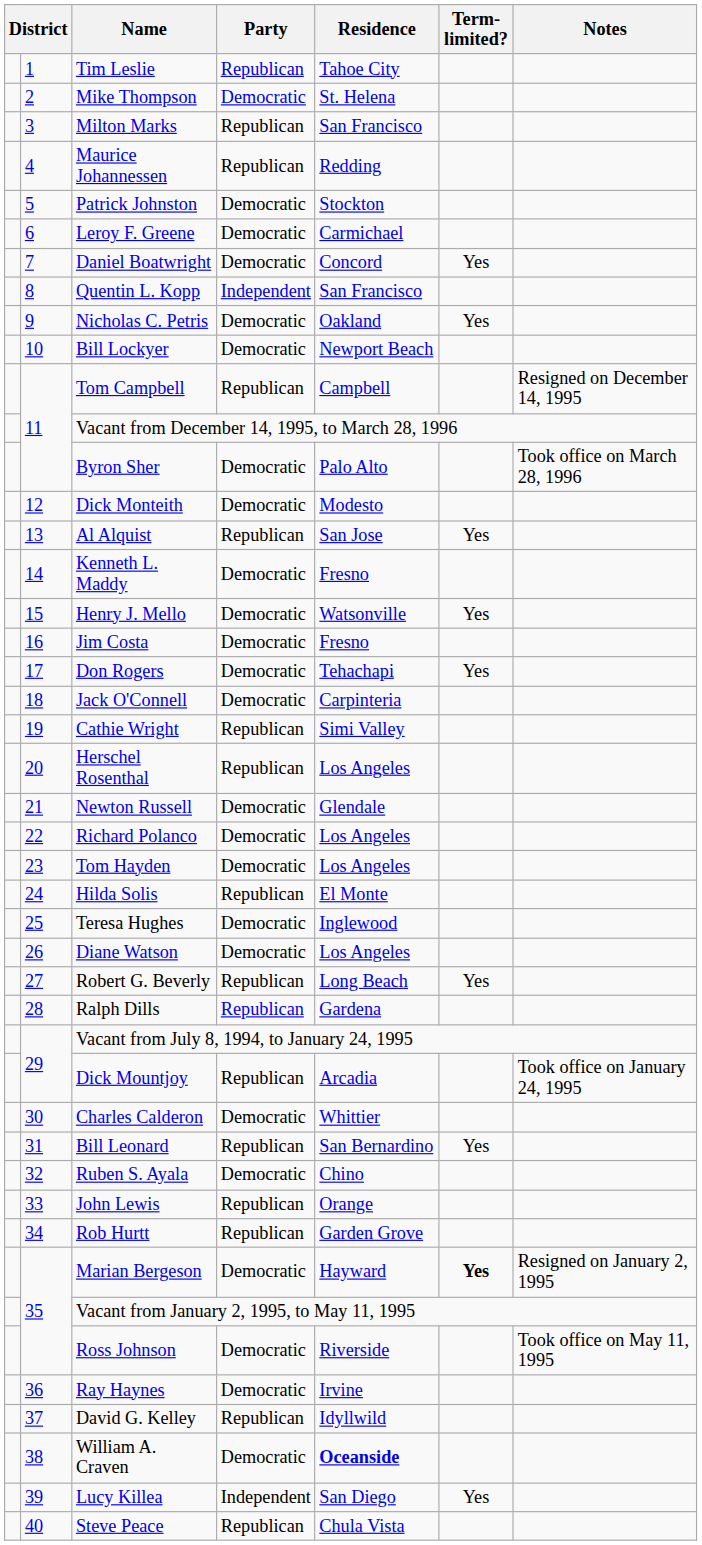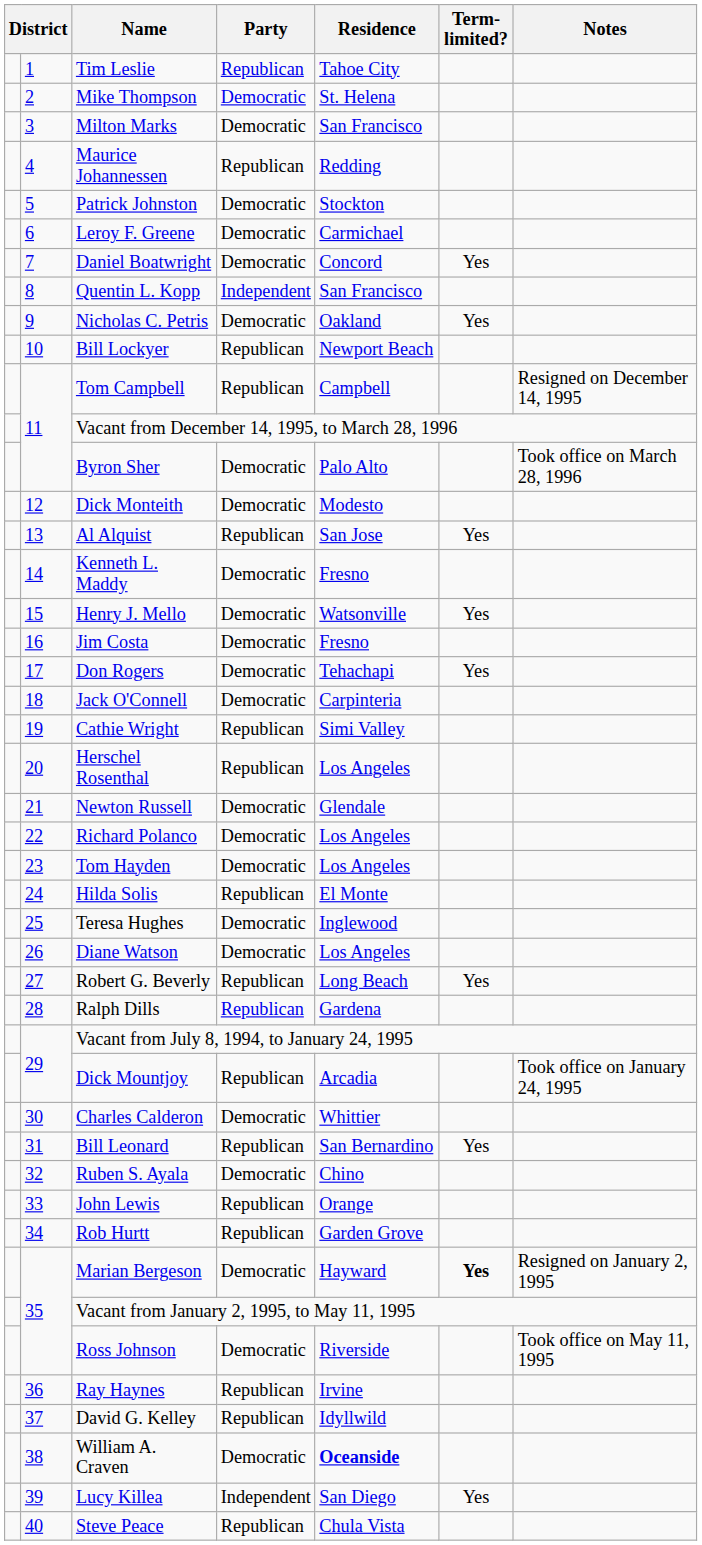(262, 126) Republican -> (263, 126) Democratic
(263, 349) Democratic -> (262, 349) Republican
(263, 1389) Democratic -> (262, 1389) Republican
